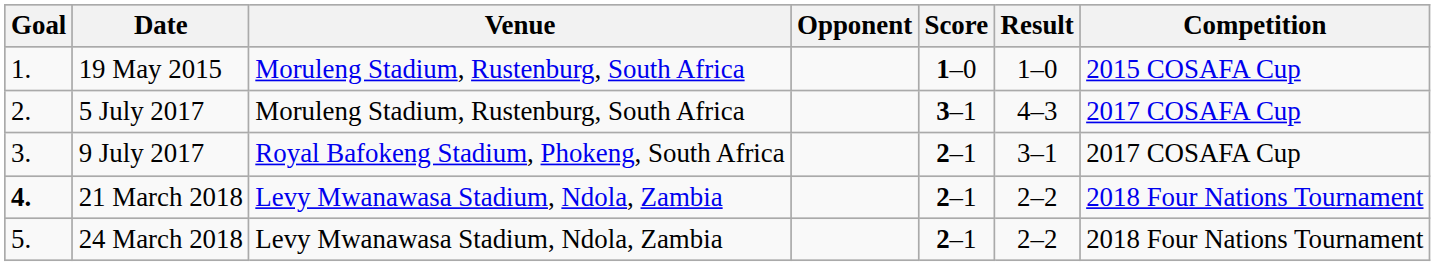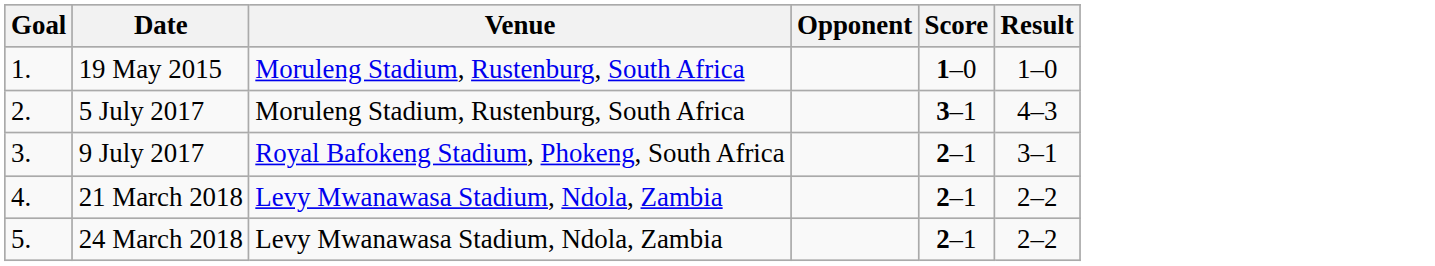- column: (1255, 25)
(21, 196) bold -> (21, 196) normal
